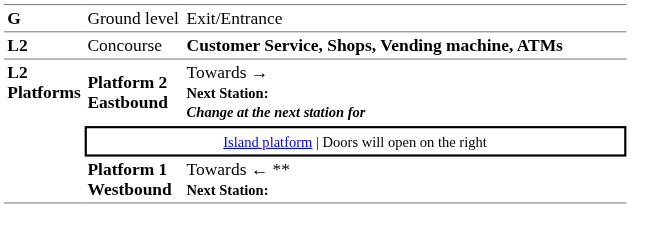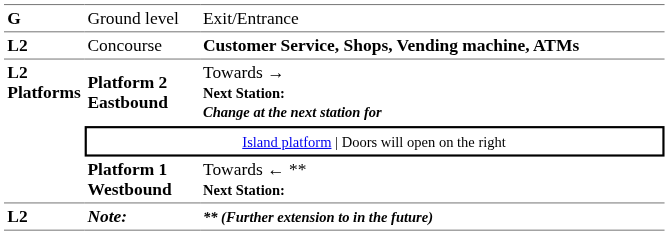+ row: (107, 216)
